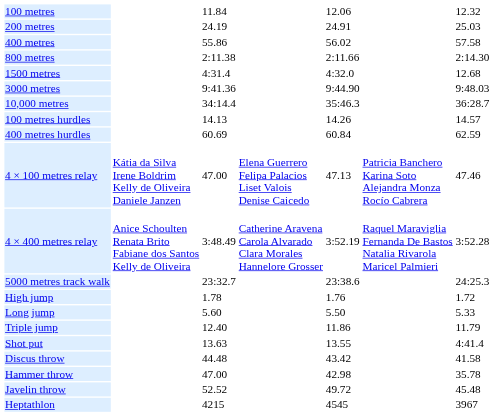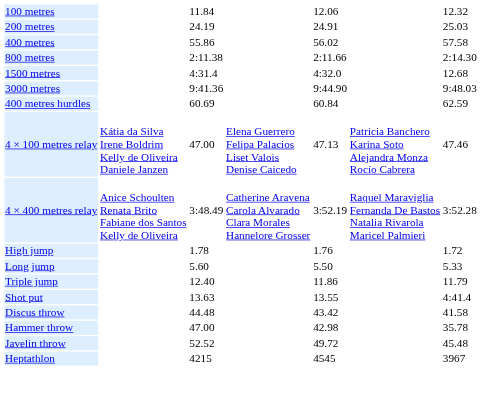- row: (37, 103)
- row: (48, 119)
- row: (58, 281)
